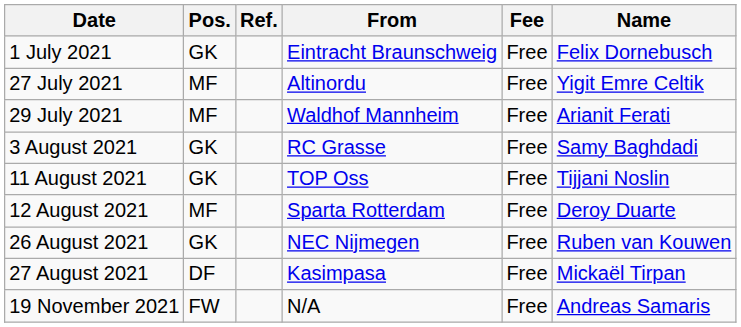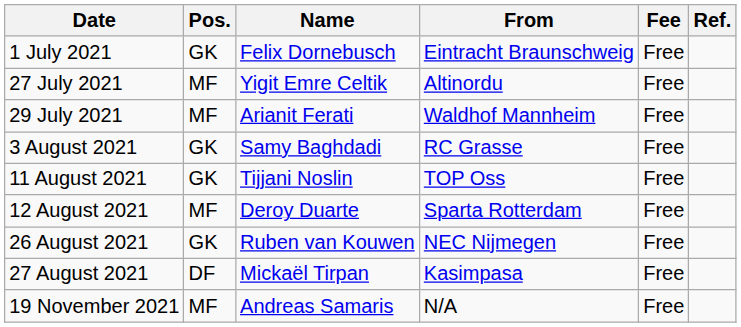columns swapped: (644, 20) <-> (259, 20)
(204, 305) FW -> (203, 305) MF
